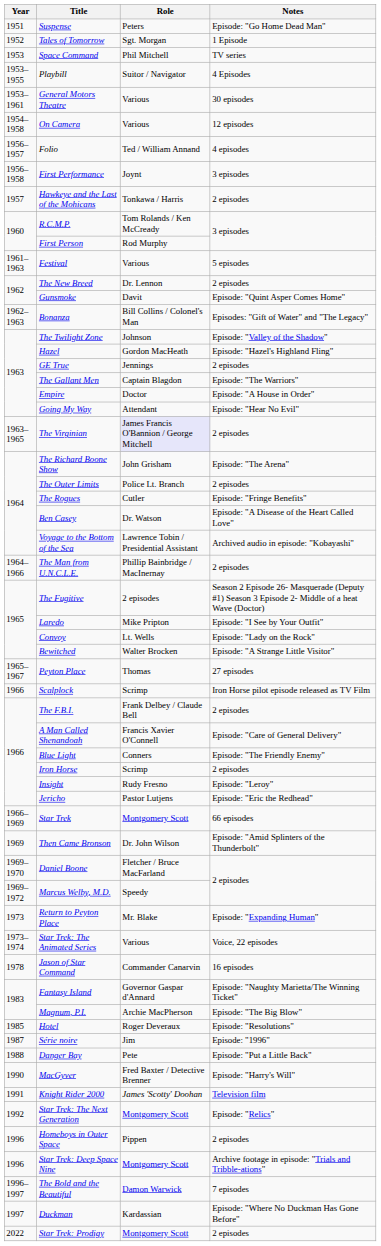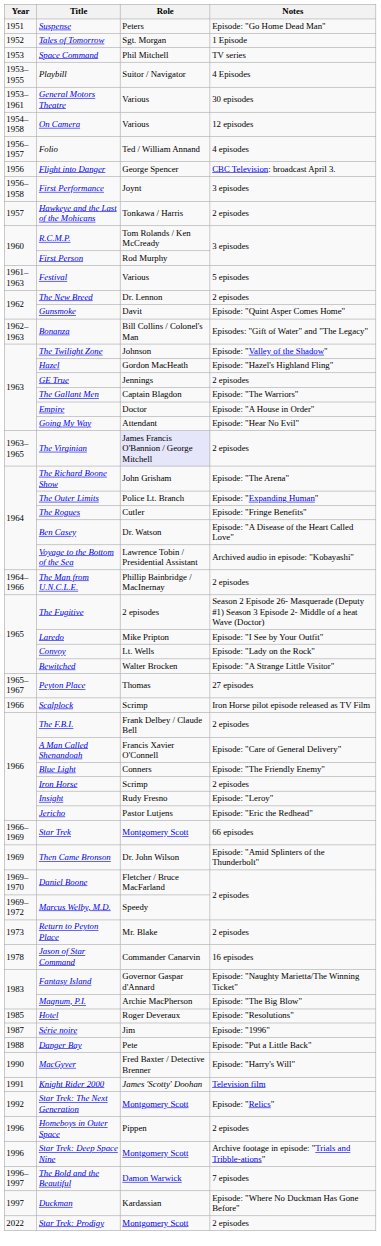+ row: (72, 169)
(231, 484) 2 episodes -> (265, 498) Episode: "Expanding Human"
(265, 918) Episode: "Expanding Human" -> (231, 932) 2 episodes
- row: (68, 942)
